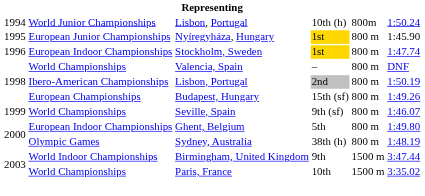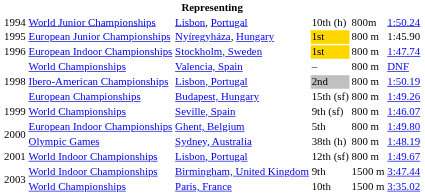+ row: (211, 156)
